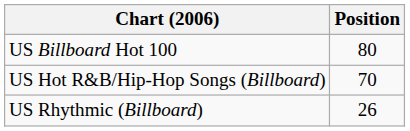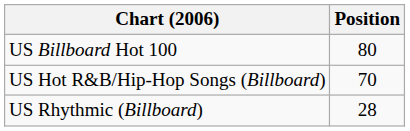(367, 110) 26 -> (367, 110) 28
